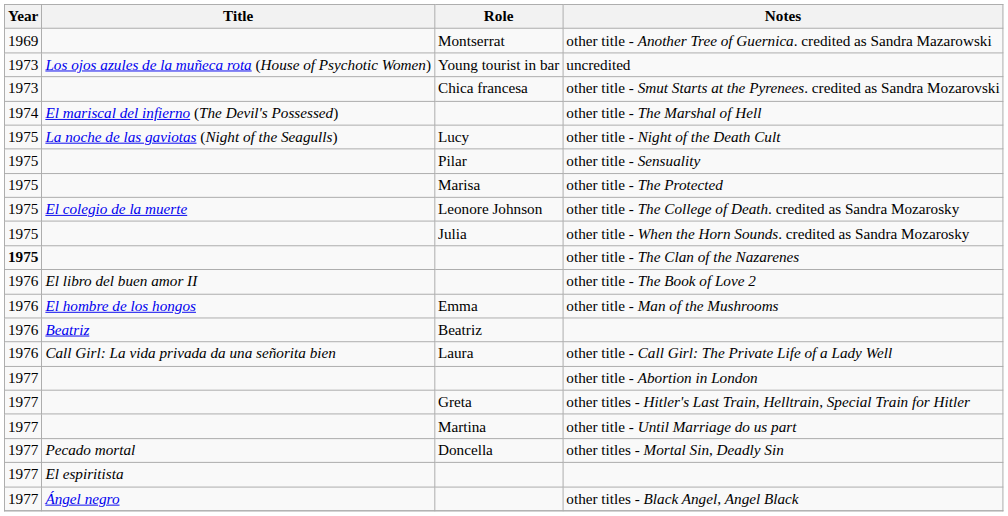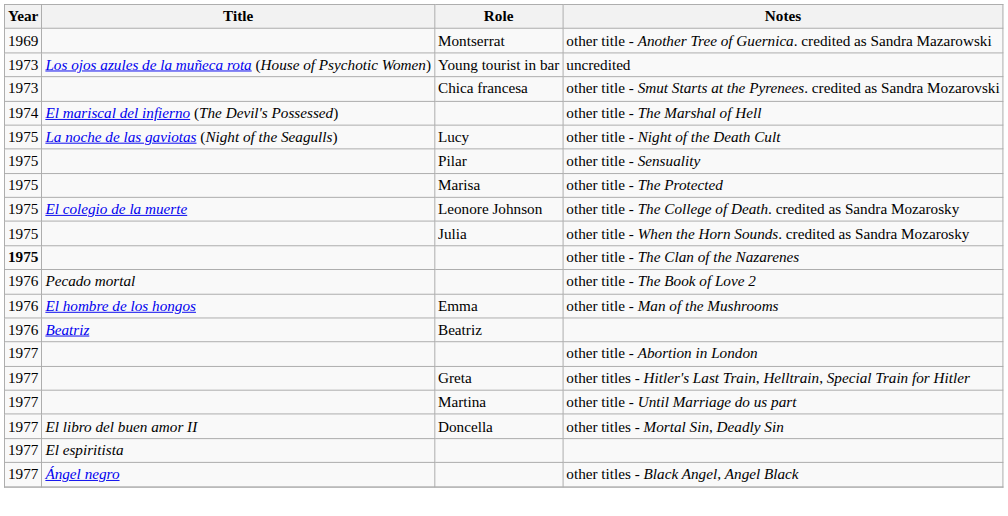(121, 281) El libro del buen amor II -> (90, 281) Pecado mortal
- row: (456, 354)
(90, 450) Pecado mortal -> (121, 426) El libro del buen amor II
